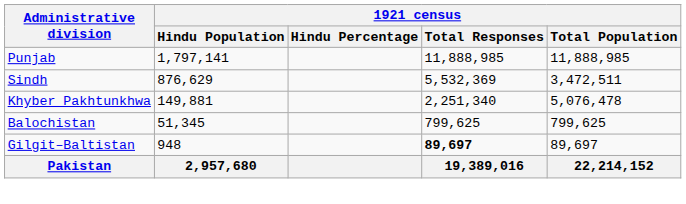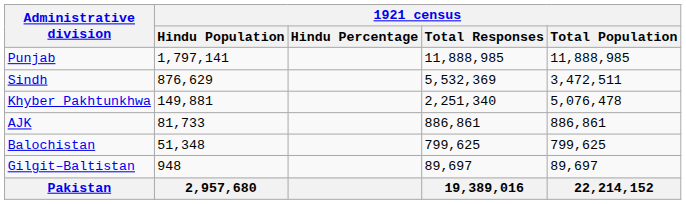+ row: (20, 123)
(181, 123) 51,345 -> (181, 145) 51,348
(448, 145) bold -> (448, 167) normal
